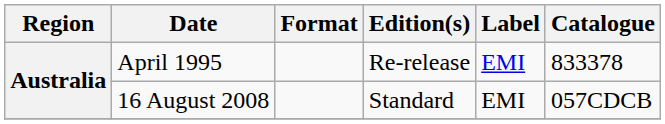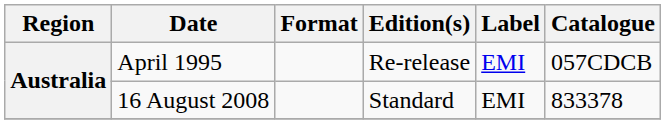(587, 61) 833378 -> (602, 61) 057CDCB
(602, 99) 057CDCB -> (587, 99) 833378
